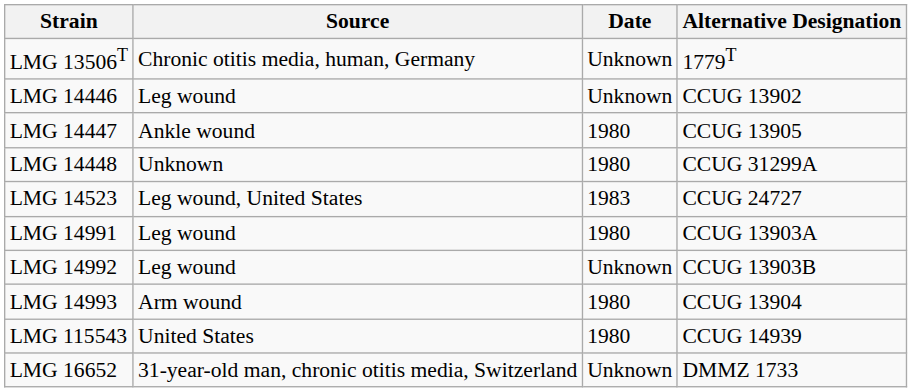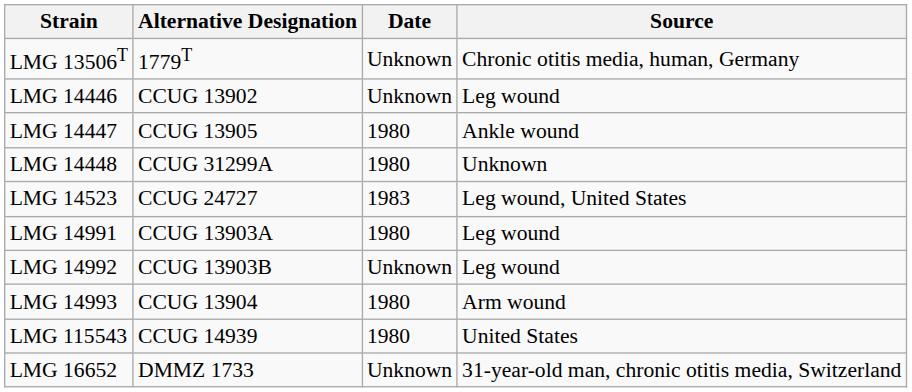columns swapped: (792, 21) <-> (358, 21)
